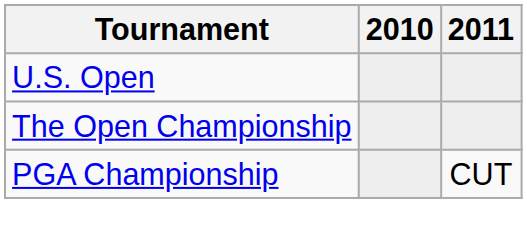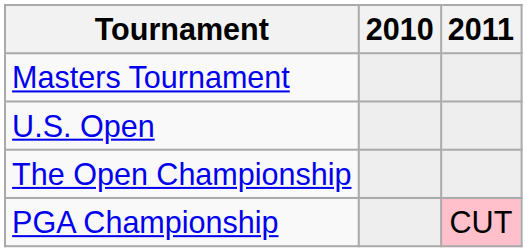+ row: (151, 78)
(481, 174) no background -> (481, 223) pink background
